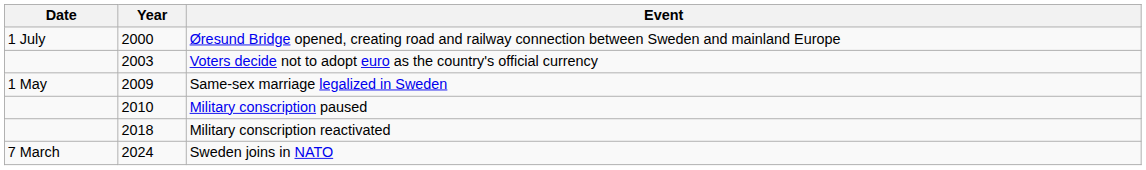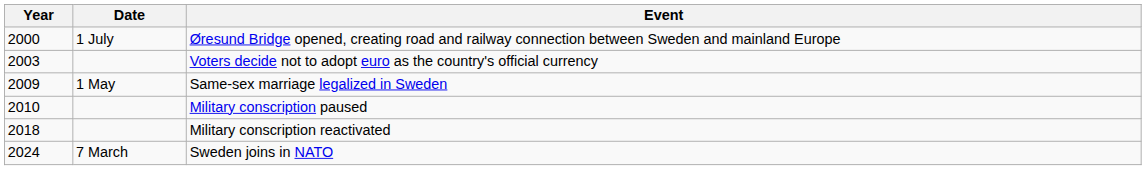columns swapped: (152, 15) <-> (61, 15)
